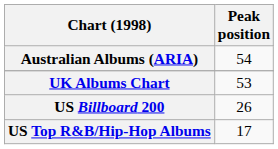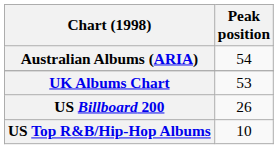(244, 131) 17 -> (244, 131) 10
